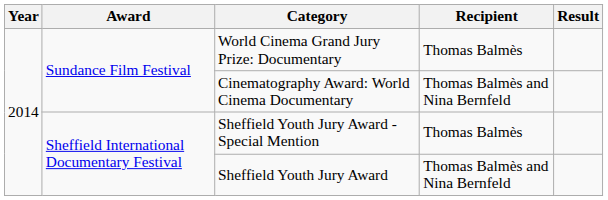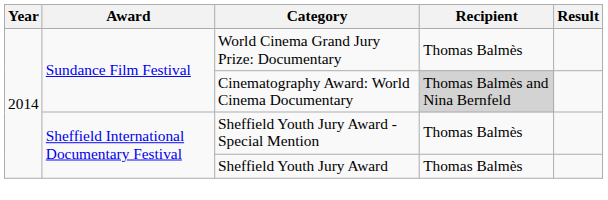(486, 91) no background -> (486, 91) lightgrey background
(486, 174) Thomas Balmès and Nina Bernfeld -> (473, 165) Thomas Balmès
